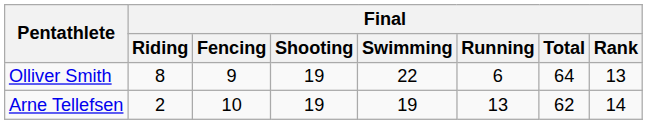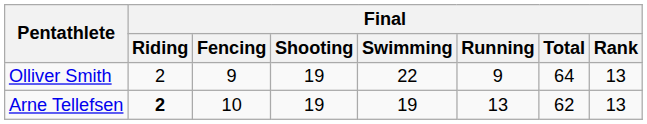(160, 77) 8 -> (160, 77) 2
(498, 77) 6 -> (498, 77) 9
(160, 105) normal -> (160, 105) bold
(616, 105) 14 -> (616, 105) 13
